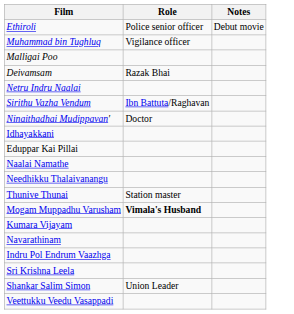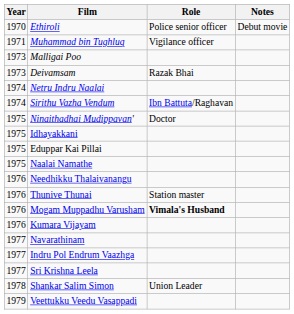+ column: (16, 12)
